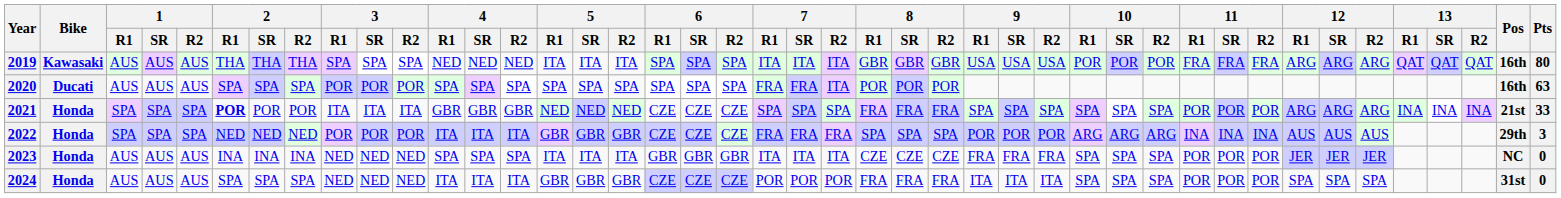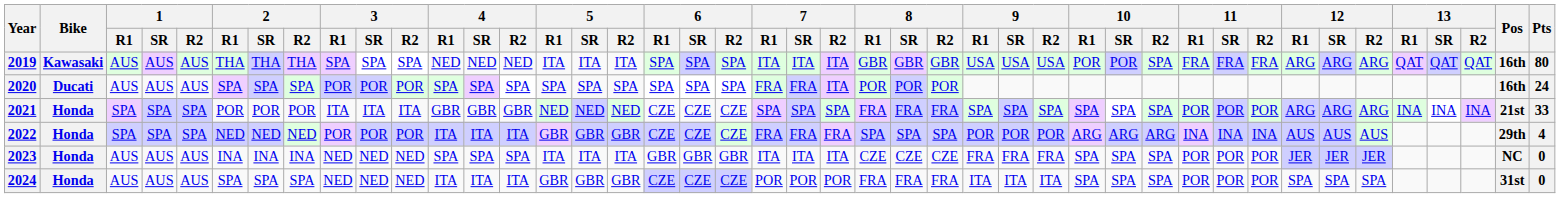(1161, 63) POR -> (1160, 63) SPA
(1543, 87) 63 -> (1542, 87) 24
(230, 110) bold -> (230, 110) normal
(1543, 134) 3 -> (1542, 134) 4
